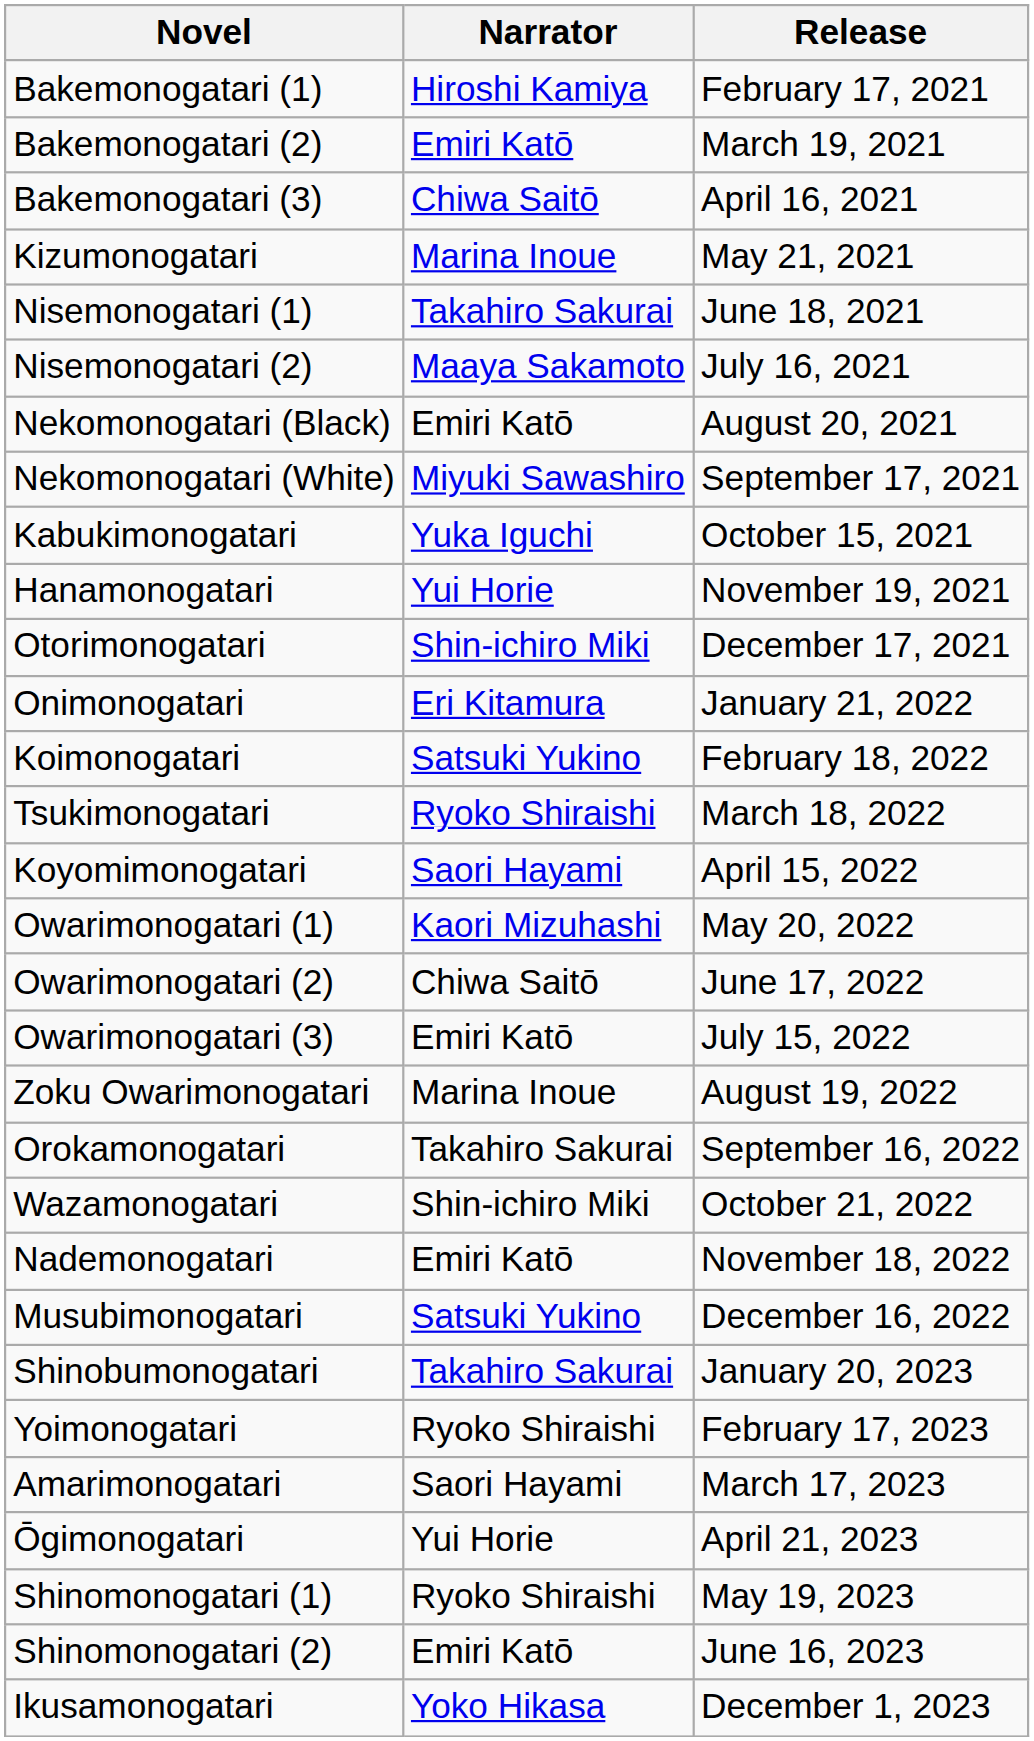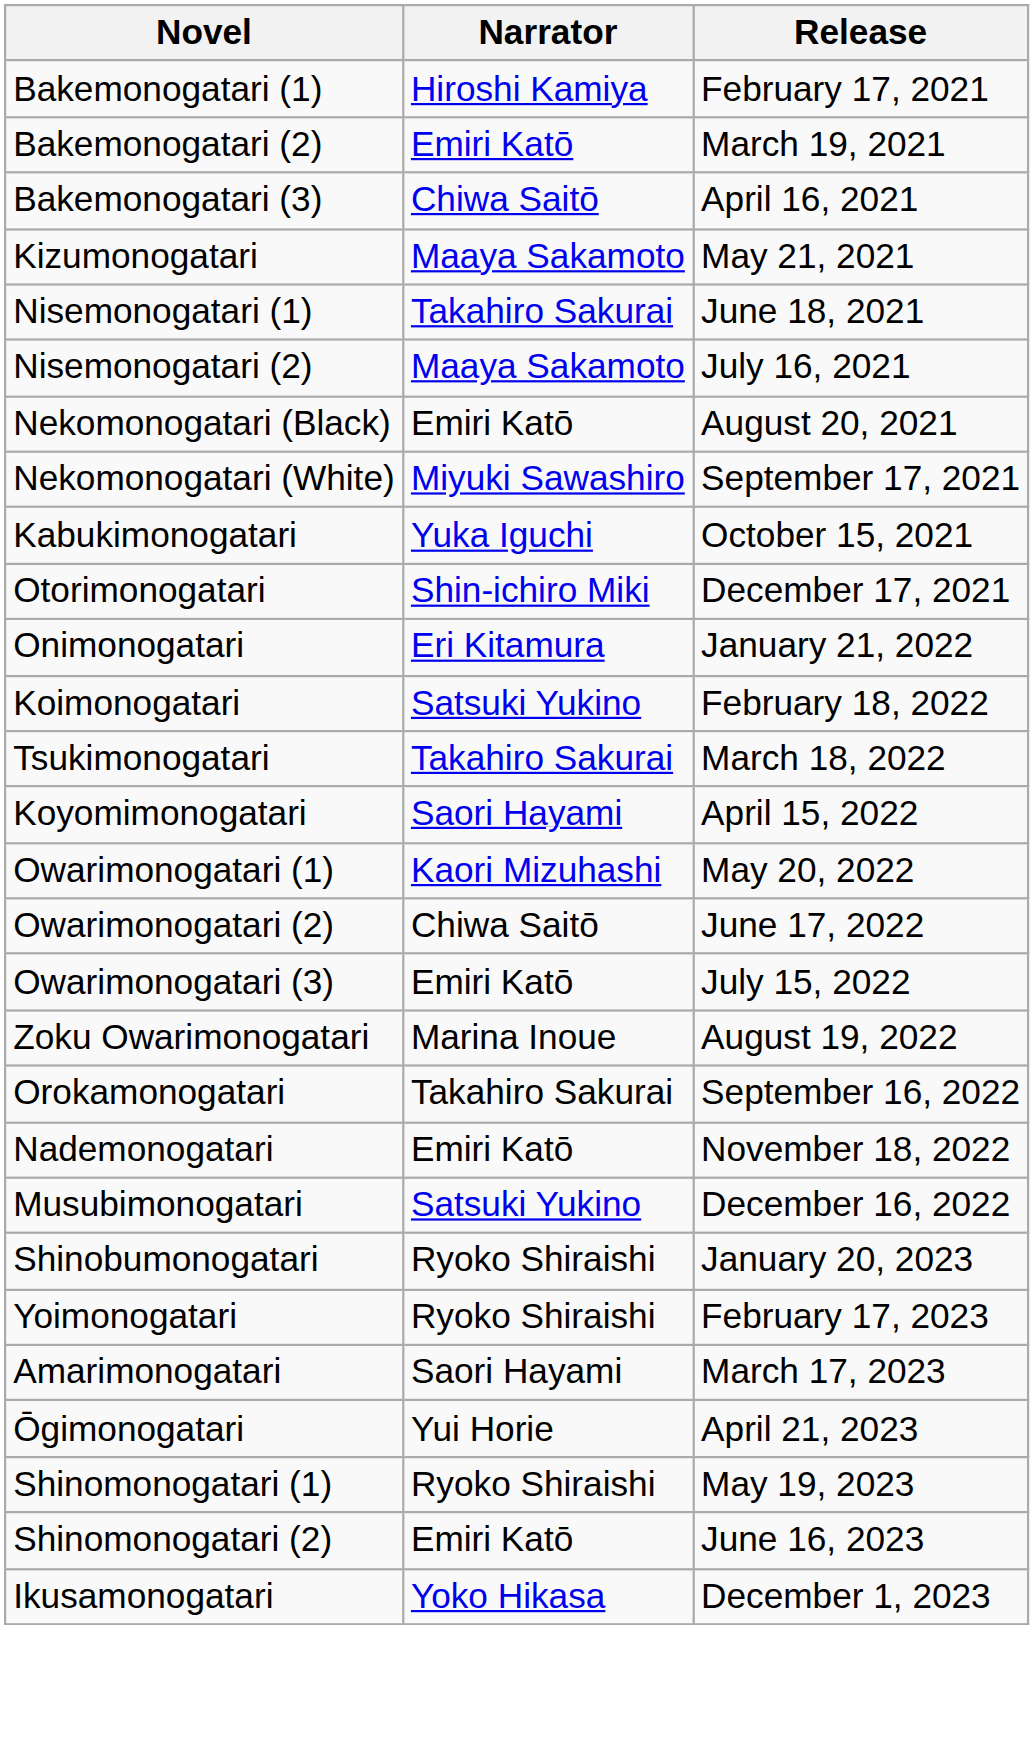(514, 255) Marina Inoue -> (548, 255) Maaya Sakamoto
- row: (143, 590)
(533, 813) Ryoko Shiraishi -> (542, 758) Takahiro Sakurai
- row: (146, 1204)
(542, 1372) Takahiro Sakurai -> (533, 1260) Ryoko Shiraishi
